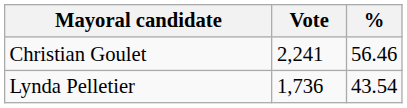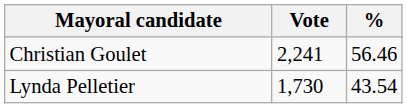(300, 86) 1,736 -> (300, 86) 1,730
